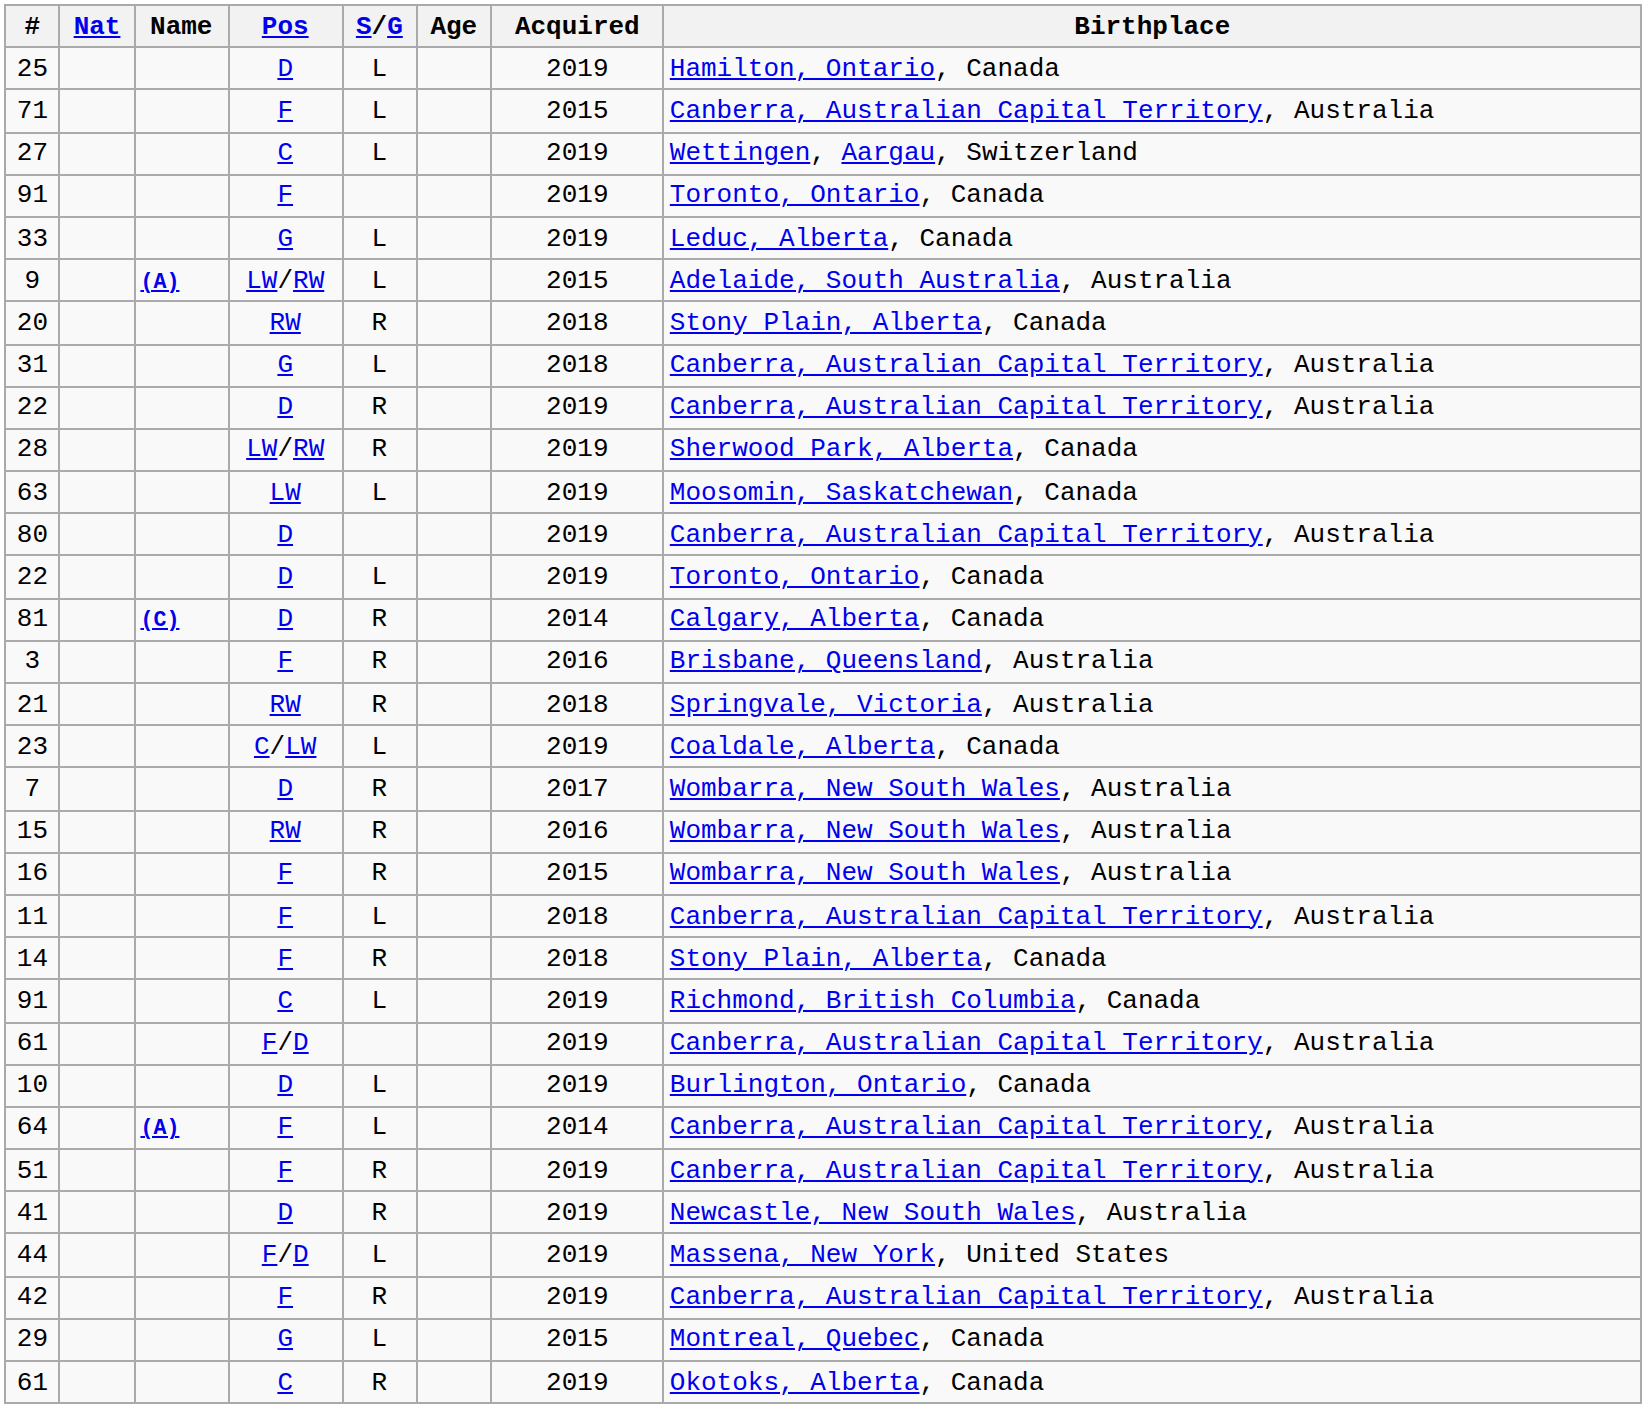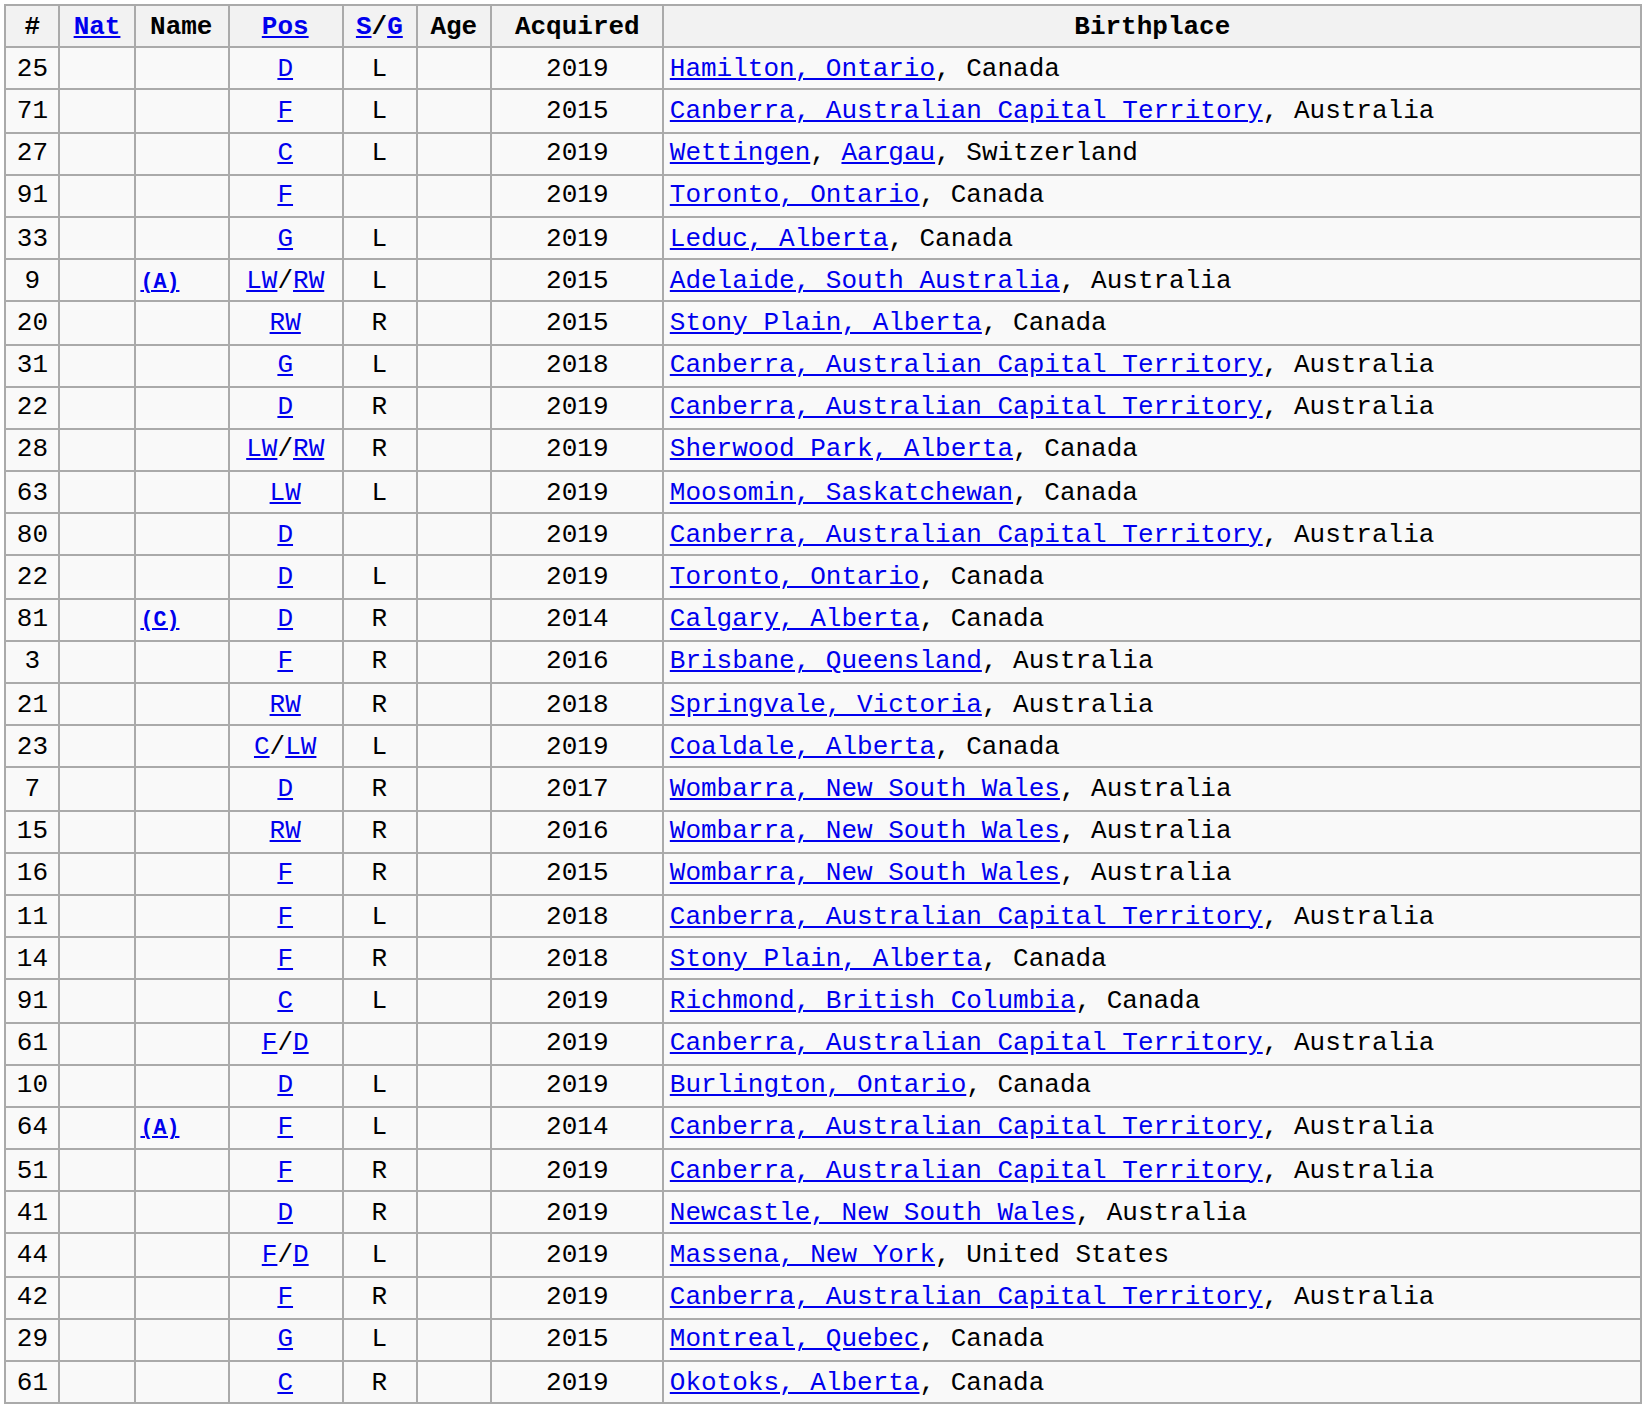(577, 323) 2018 -> (577, 323) 2015
